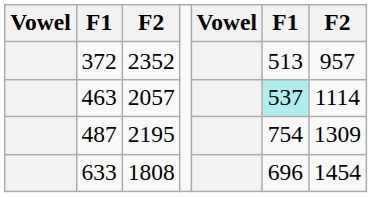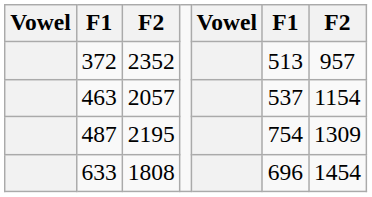(285, 97) paleturquoise background -> (285, 97) no background
(337, 97) 1114 -> (337, 97) 1154
